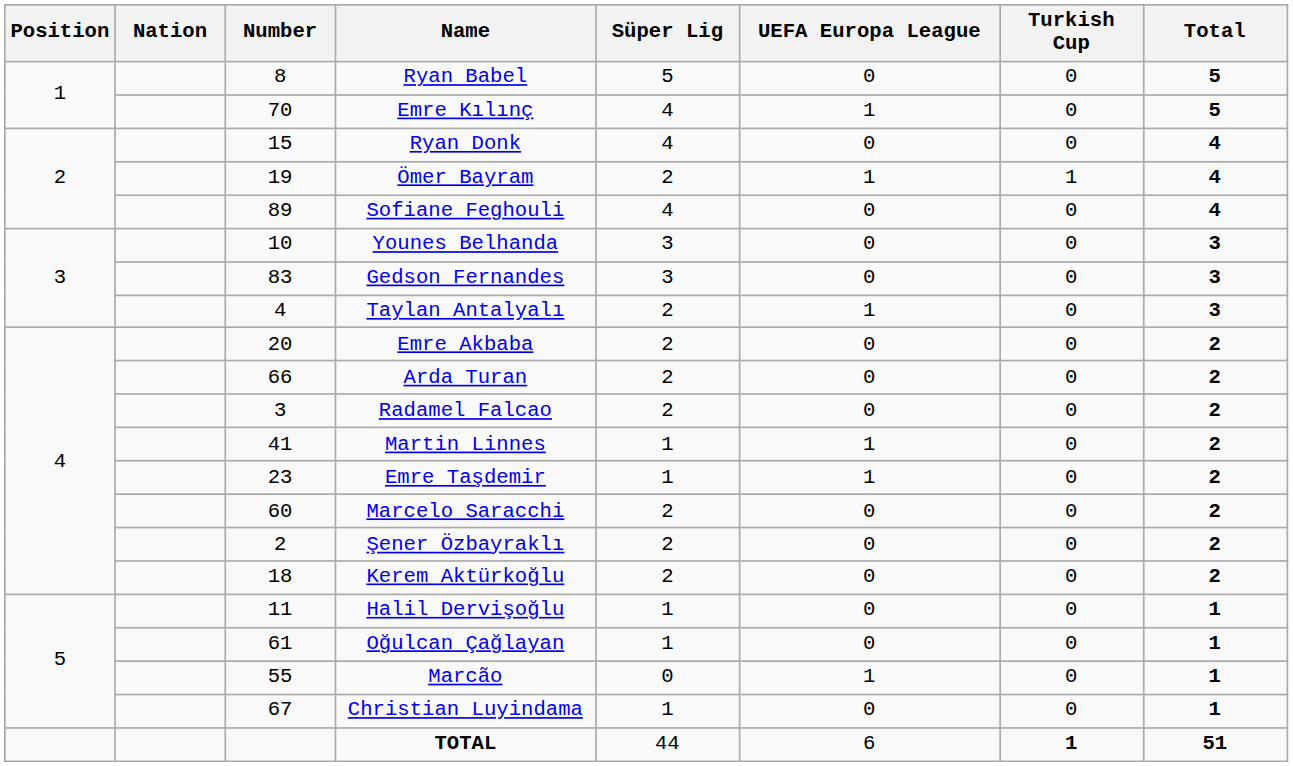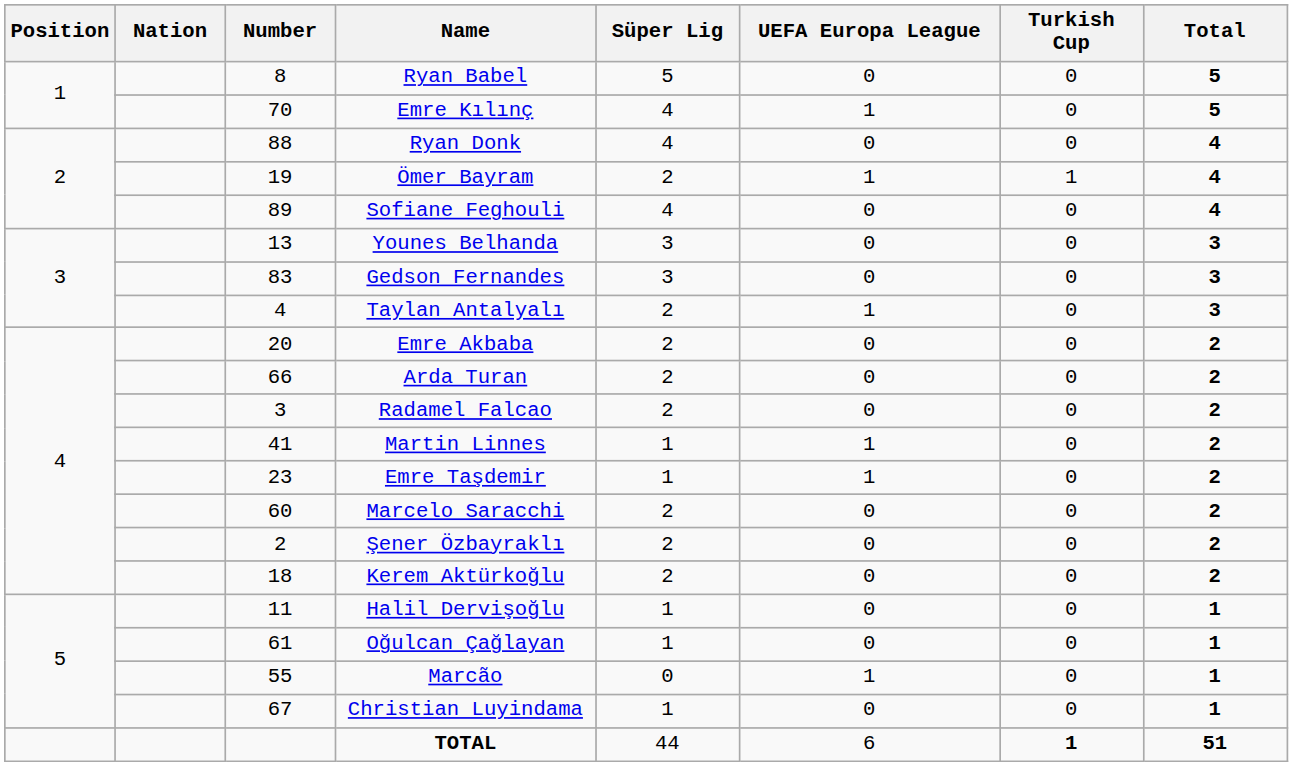(280, 145) 15 -> (280, 145) 88
(280, 245) 10 -> (280, 245) 13
